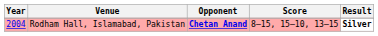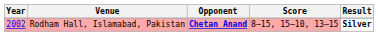(16, 24) 2004 -> (16, 24) 2002
